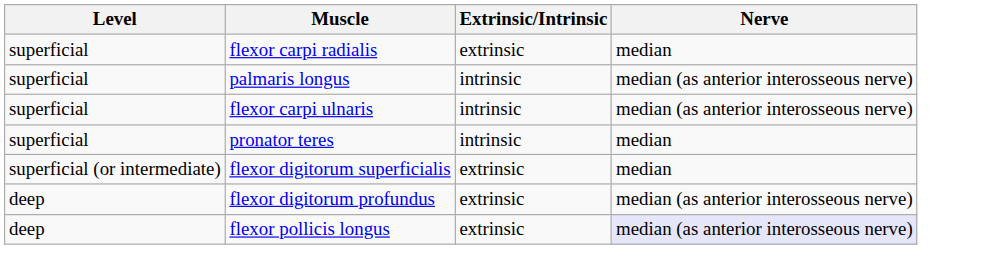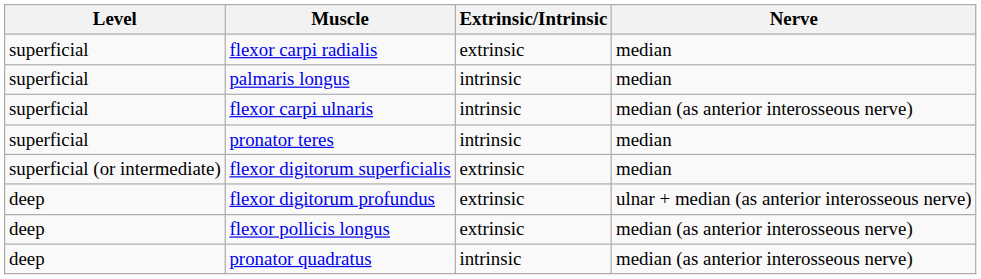(764, 79) median (as anterior interosseous nerve) -> (644, 79) median
(764, 199) median (as anterior interosseous nerve) -> (794, 199) ulnar + median (as anterior interosseous nerve)
(764, 229) lavender background -> (764, 229) no background
+ row: (300, 259)
